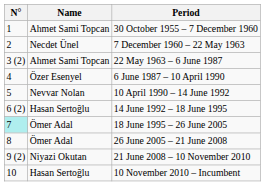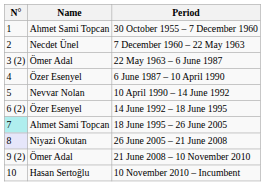(70, 60) Ahmet Sami Topcan -> (51, 60) Ömer Adal
(60, 108) Hasan Sertoğlu -> (56, 108) Özer Esenyel
(51, 124) Ömer Adal -> (70, 124) Ahmet Sami Topcan
(9, 141) no background -> (9, 141) lavender background
(51, 141) Ömer Adal -> (58, 141) Niyazi Okutan
(58, 157) Niyazi Okutan -> (51, 157) Ömer Adal
